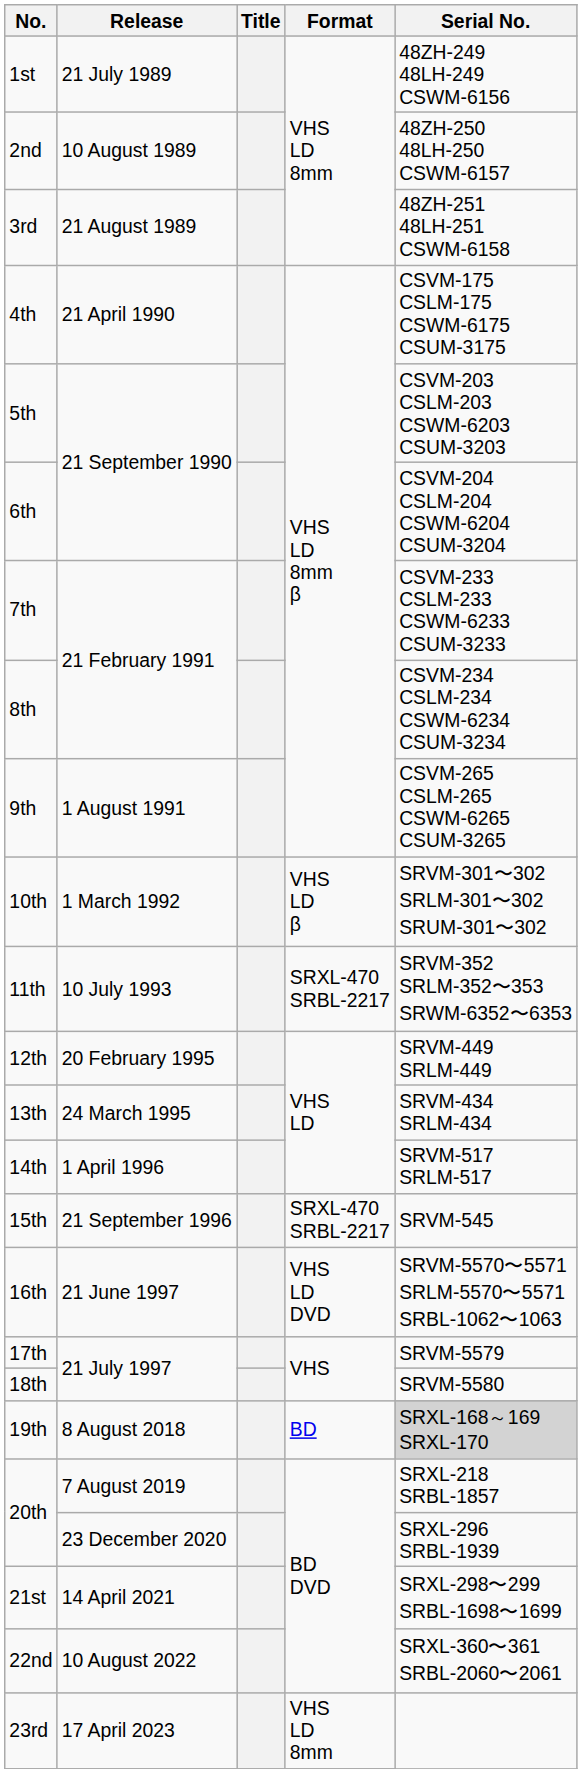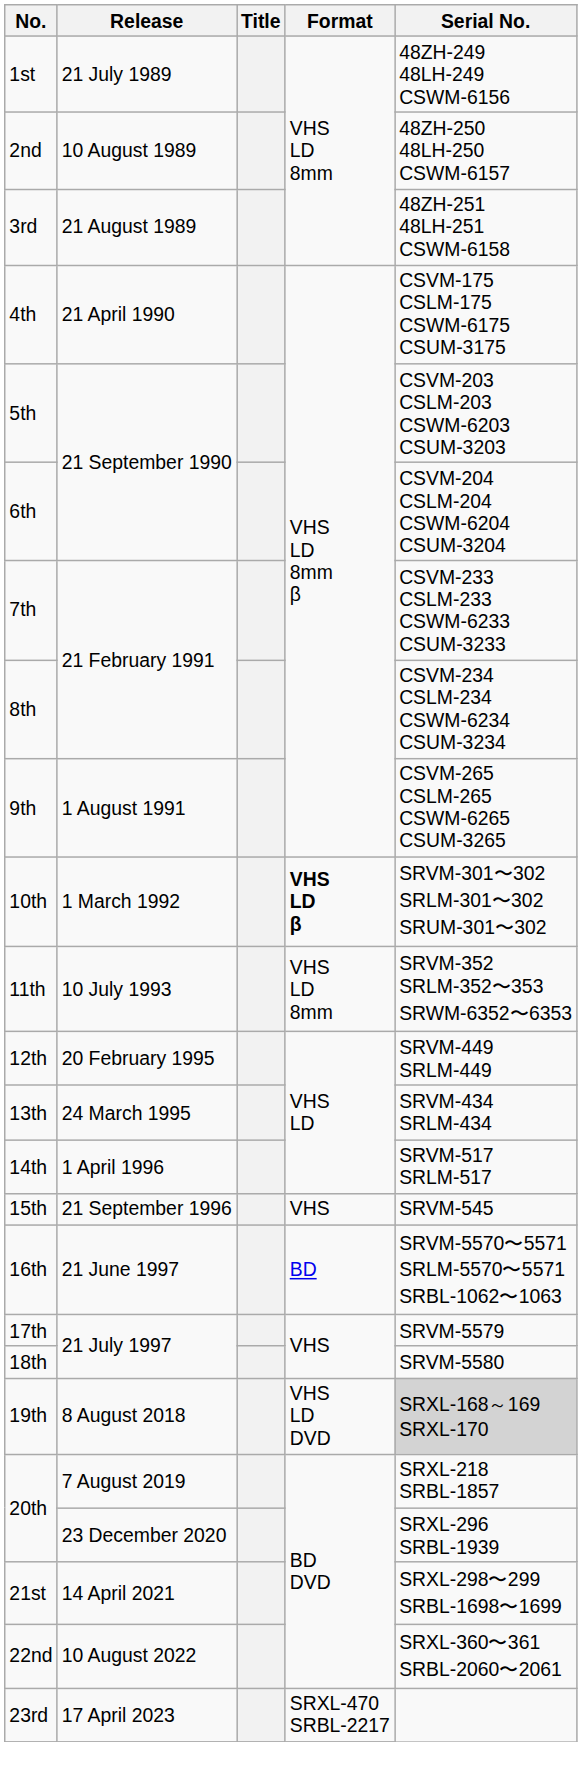(310, 902) normal -> (310, 902) bold
(340, 989) SRXL-470 SRBL-2217 -> (311, 989) VHS LD 8mm
(340, 1220) SRXL-470 SRBL-2217 -> (310, 1209) VHS
(310, 1292) VHS LD DVD -> (303, 1270) BD
(303, 1429) BD -> (310, 1416) VHS LD DVD
(311, 1730) VHS LD 8mm -> (340, 1715) SRXL-470 SRBL-2217
